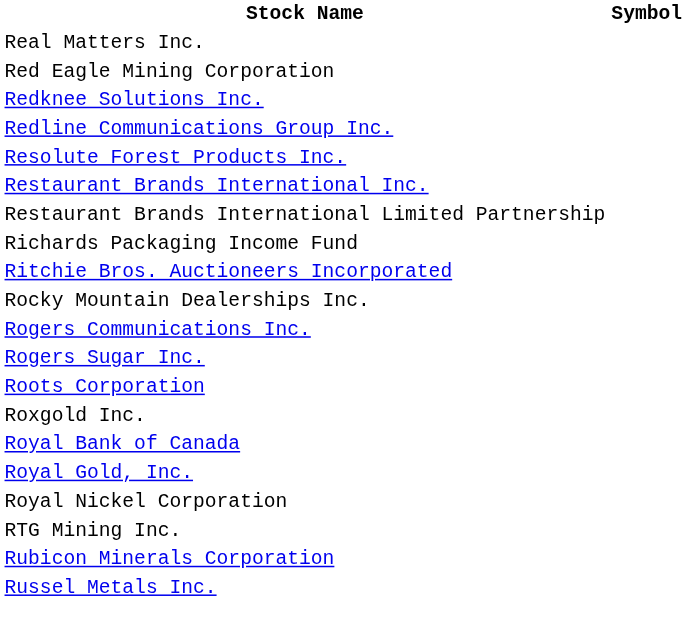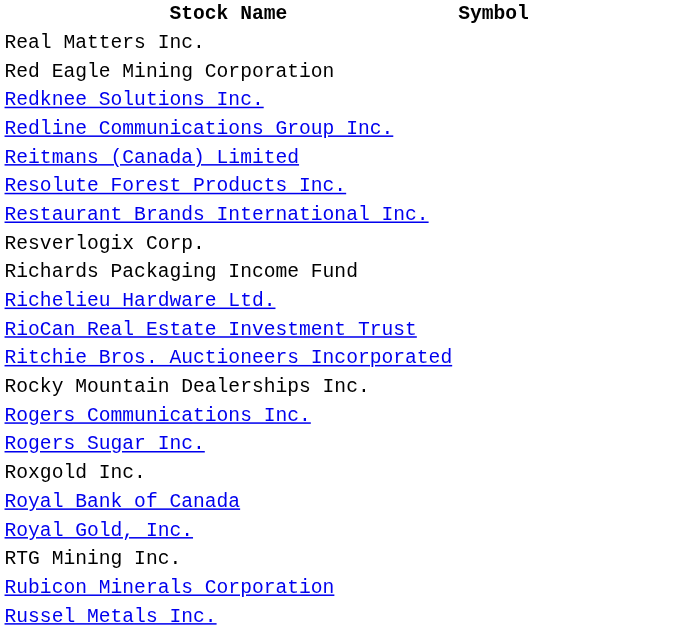+ row: (152, 157)
- row: (305, 215)
+ row: (105, 243)
+ row: (140, 301)
+ row: (211, 329)
- row: (105, 387)
- row: (146, 502)
